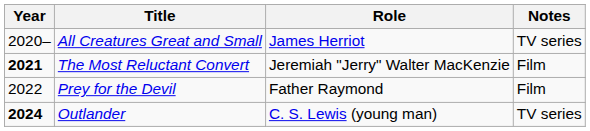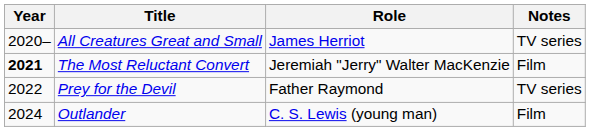(531, 89) Film -> (549, 89) TV series
(25, 114) bold -> (25, 114) normal
(549, 114) TV series -> (531, 114) Film
